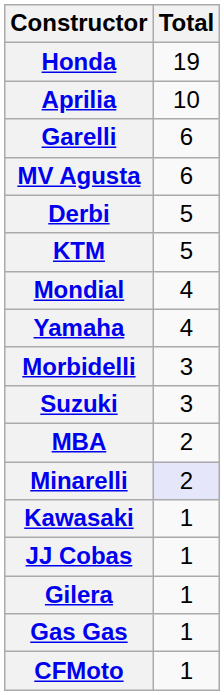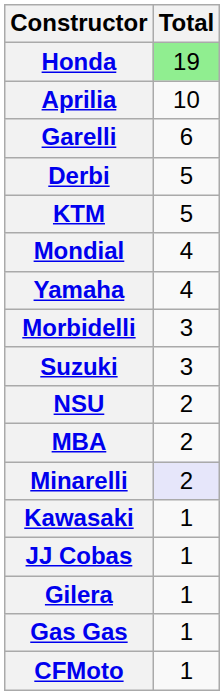(186, 61) no background -> (186, 61) lightgreen background
- row: (79, 175)
+ row: (79, 404)
